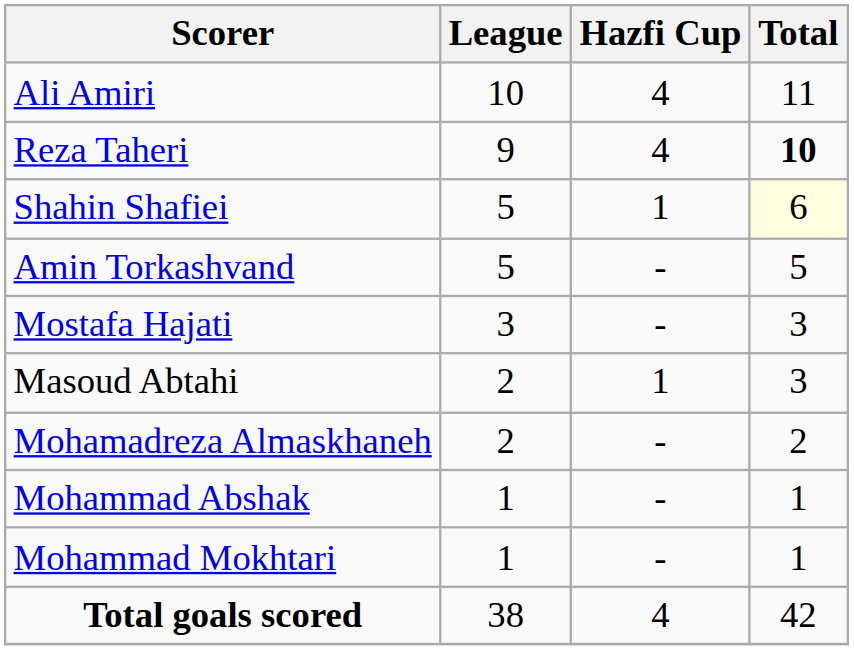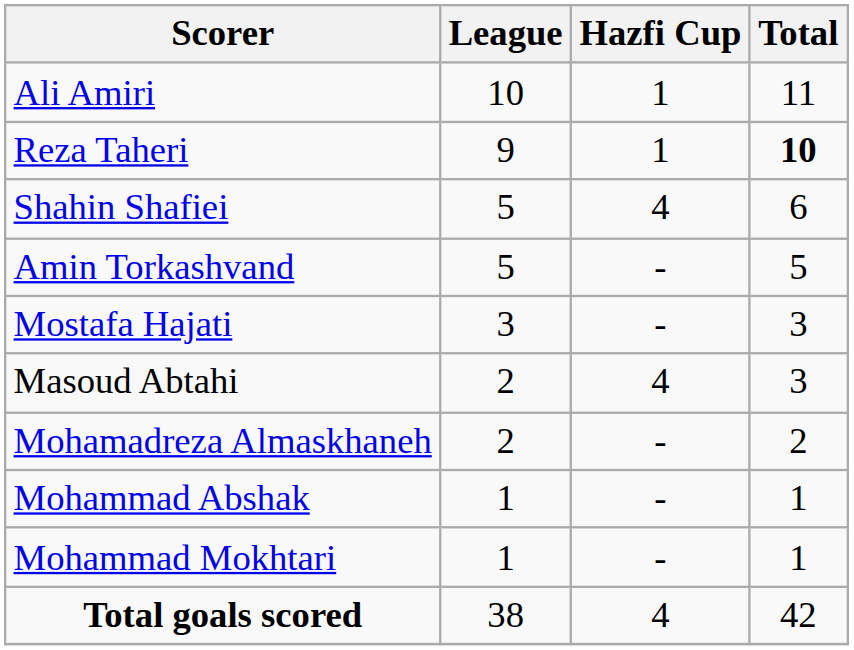(660, 91) 4 -> (660, 91) 1
(660, 149) 4 -> (660, 149) 1
(660, 207) 1 -> (660, 207) 4
(798, 207) lightyellow background -> (798, 207) no background
(660, 382) 1 -> (660, 382) 4
